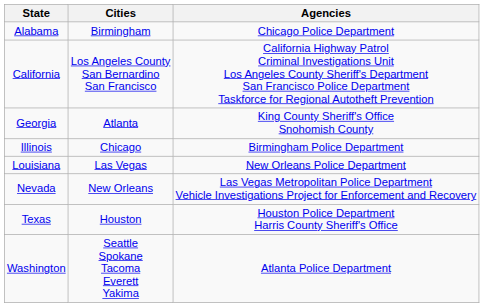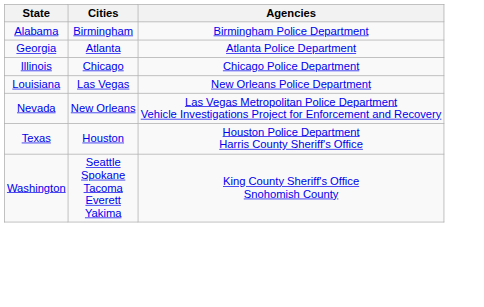(326, 31) Chicago Police Department -> (291, 31) Birmingham Police Department
- row: (36, 74)
(326, 123) King County Sheriff's Office Snohomish County -> (291, 48) Atlanta Police Department
(326, 147) Birmingham Police Department -> (291, 66) Chicago Police Department
(326, 268) Atlanta Police Department -> (291, 188) King County Sheriff's Office Snohomish County
